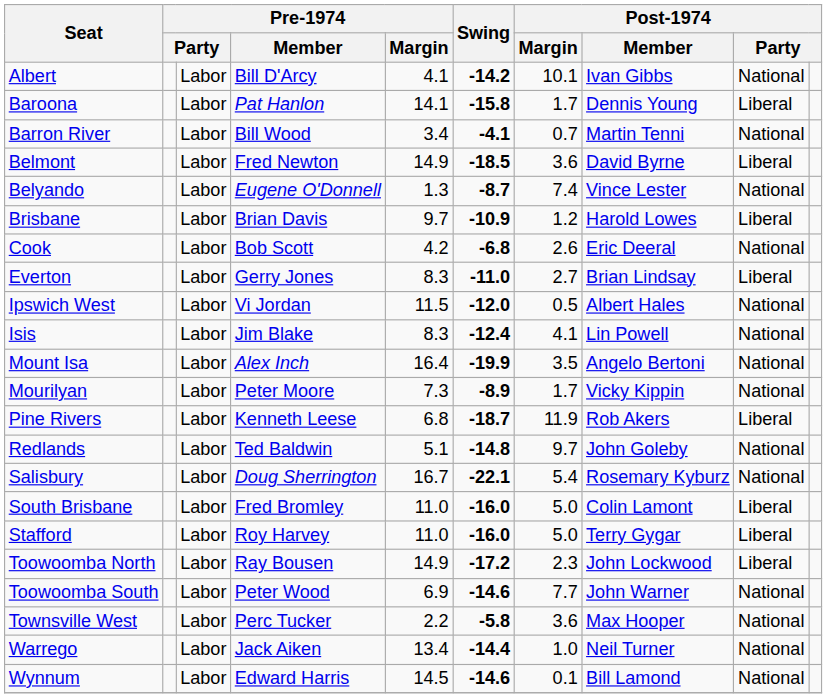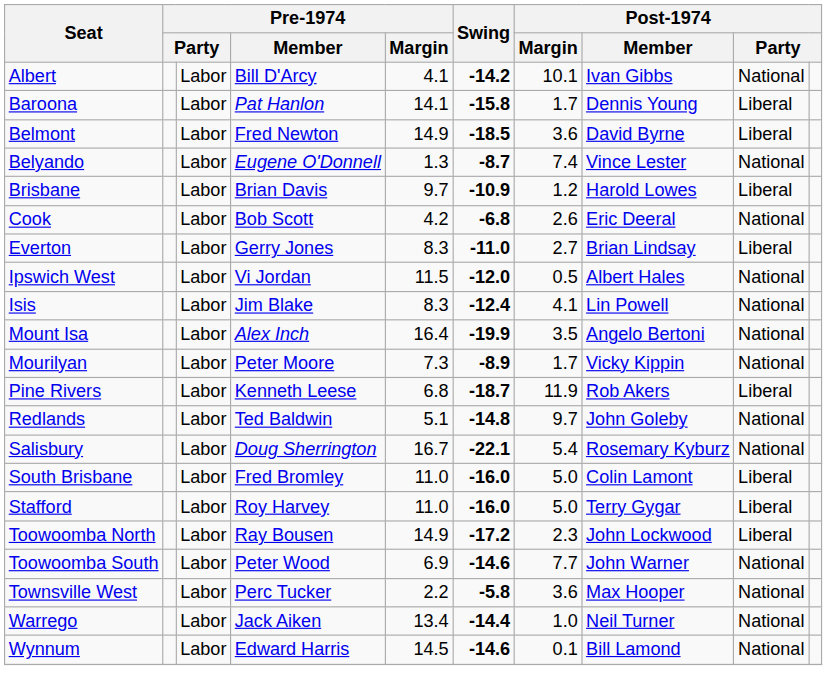- row: (59, 133)
